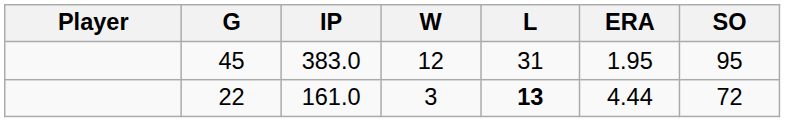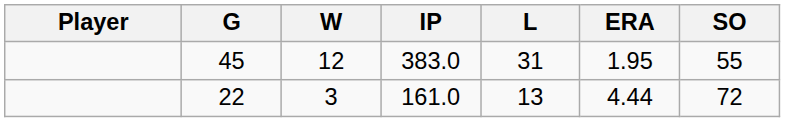columns swapped: (331, 23) <-> (431, 23)
(729, 60) 95 -> (729, 60) 55
(530, 97) bold -> (530, 97) normal
